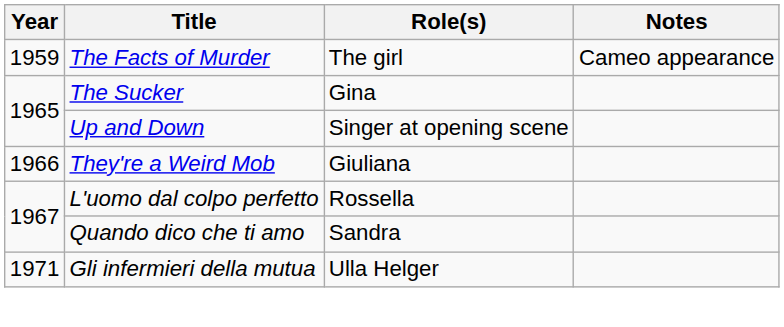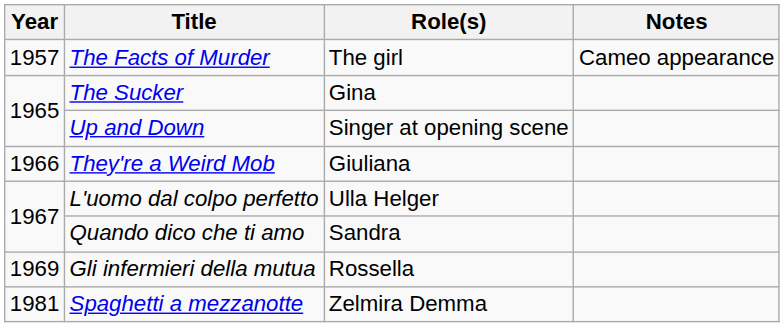(35, 57) 1959 -> (35, 57) 1957
(371, 198) Rossella -> (384, 198) Ulla Helger
(35, 269) 1971 -> (35, 269) 1969
(384, 269) Ulla Helger -> (371, 269) Rossella
+ row: (186, 304)
